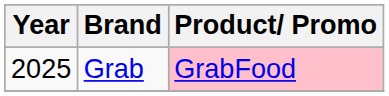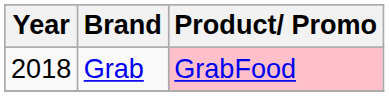(41, 68) 2025 -> (41, 68) 2018
